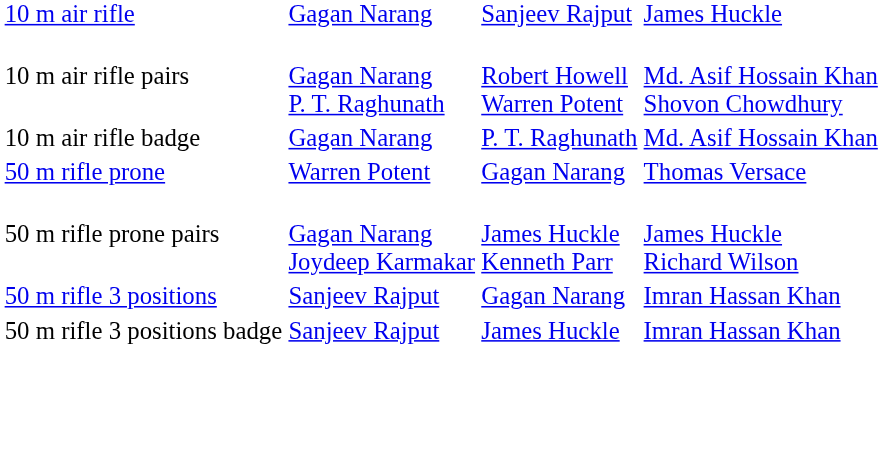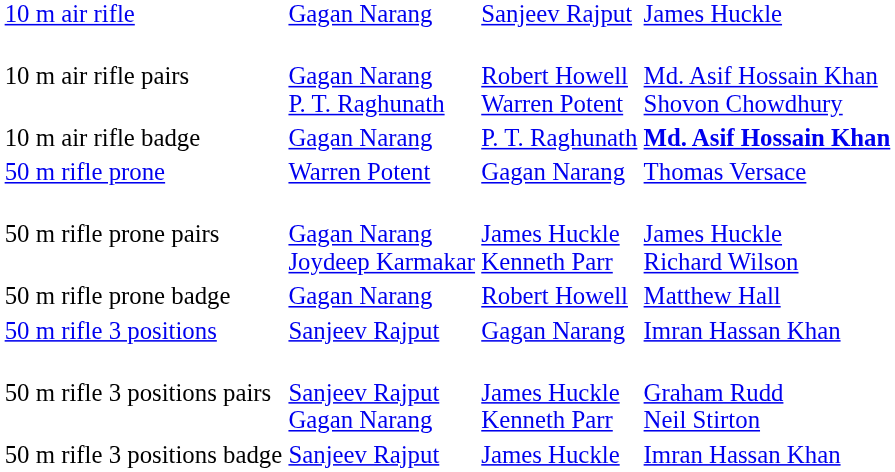(761, 138) normal -> (767, 138) bold
+ row: (118, 296)
+ row: (138, 392)
